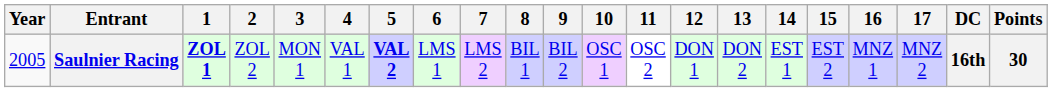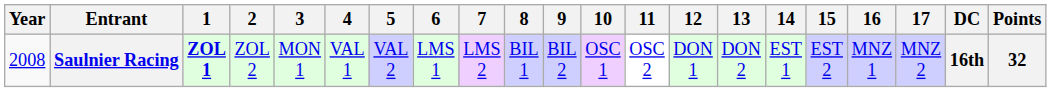(27, 59) 2005 -> (27, 59) 2008
(391, 59) bold -> (391, 59) normal
(1018, 59) 30 -> (1017, 59) 32
